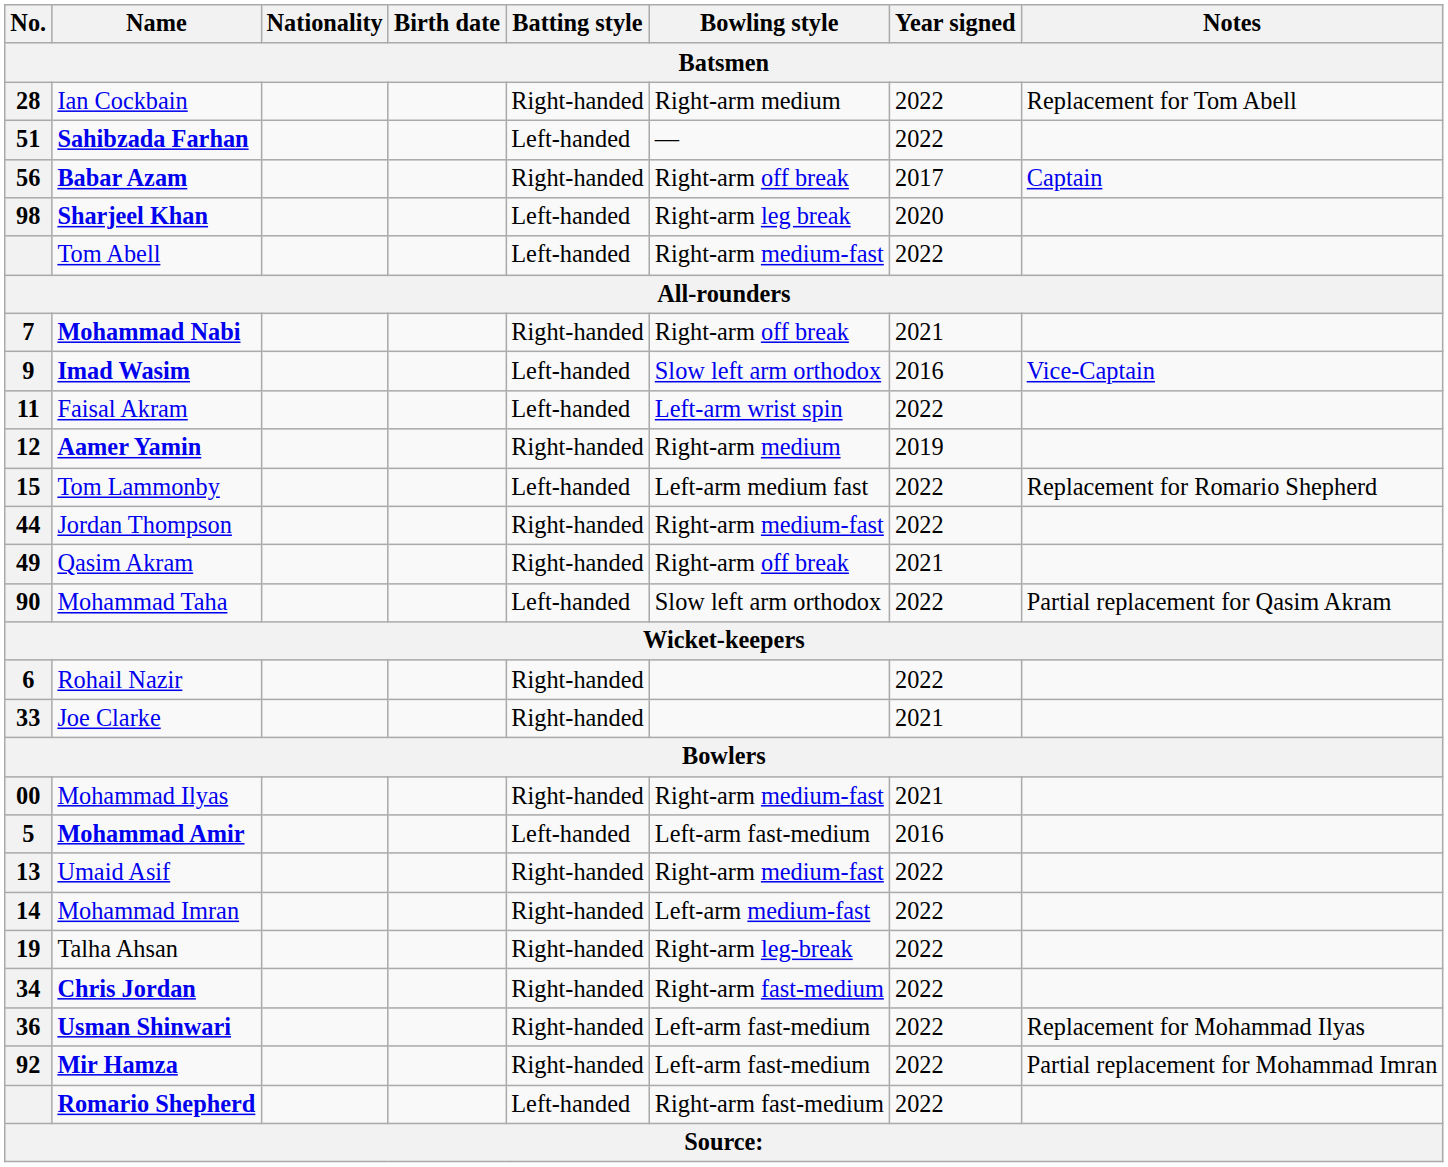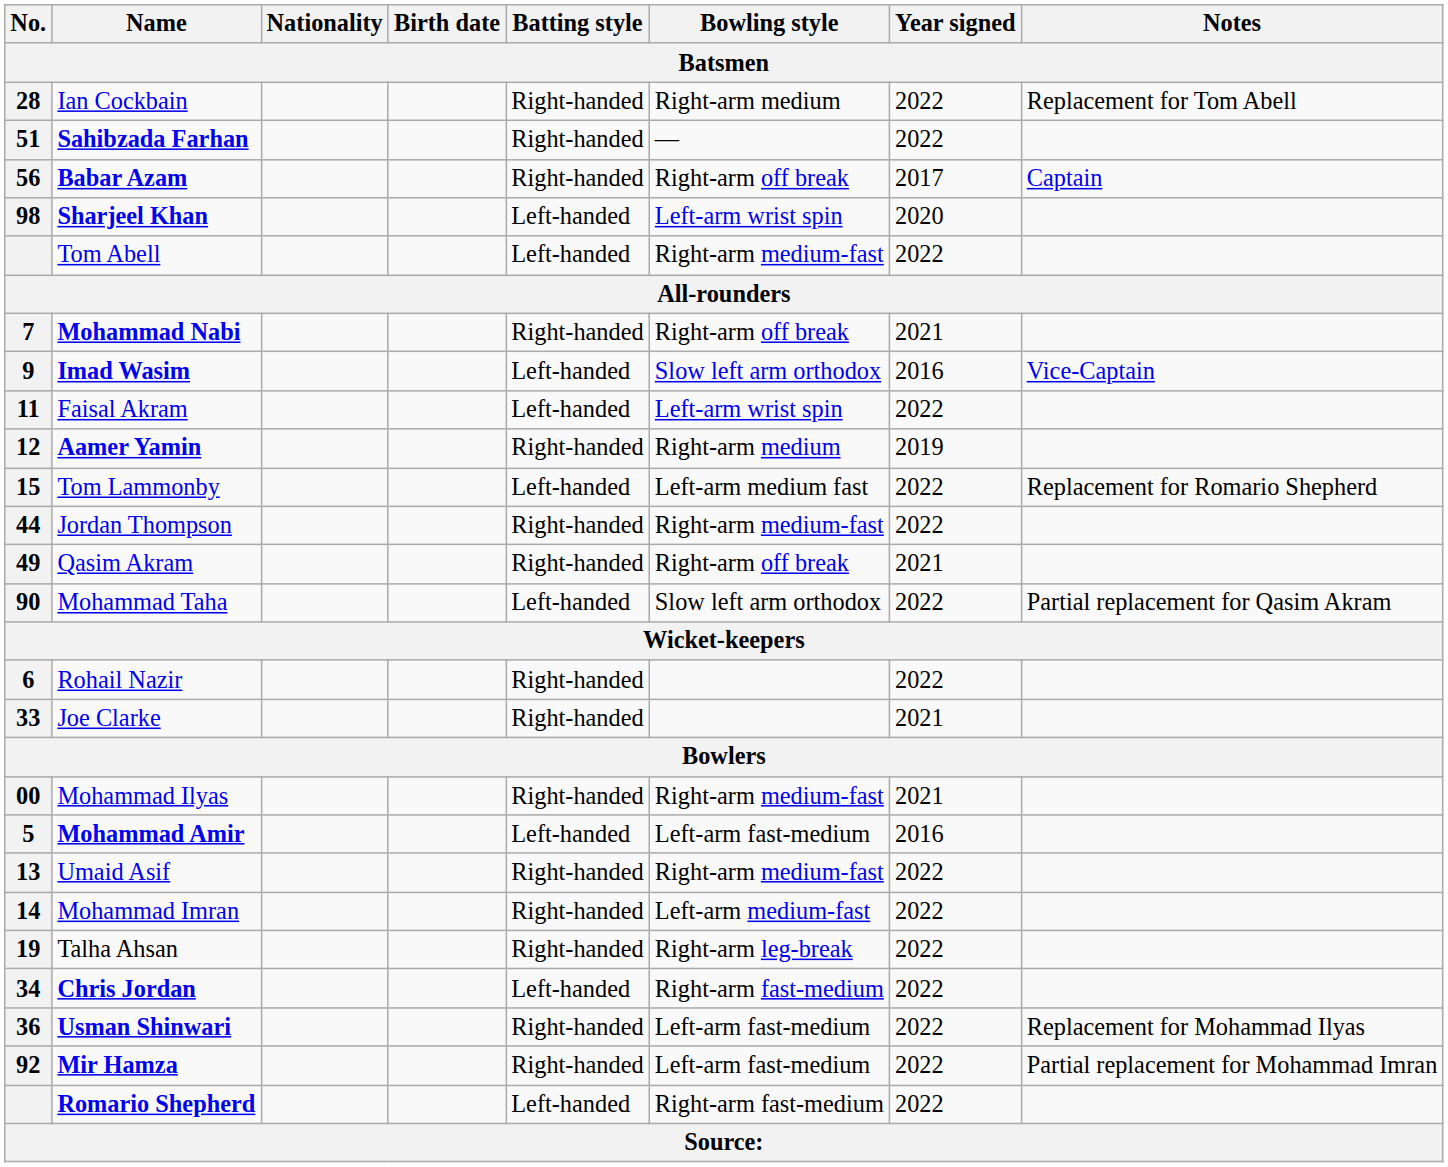(571, 139) Left-handed -> (577, 139) Right-handed
(753, 216) Right-arm leg break -> (749, 216) Left-arm wrist spin
(577, 988) Right-handed -> (571, 988) Left-handed
